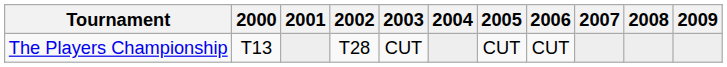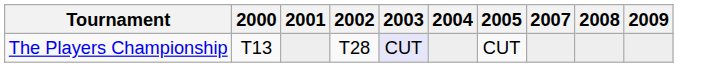- column: (551, 19)
(403, 48) no background -> (403, 48) lavender background
